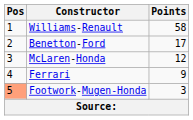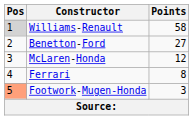(10, 28) no background -> (10, 28) lightgrey background
(181, 44) 17 -> (181, 44) 27
(183, 76) 9 -> (183, 76) 8
